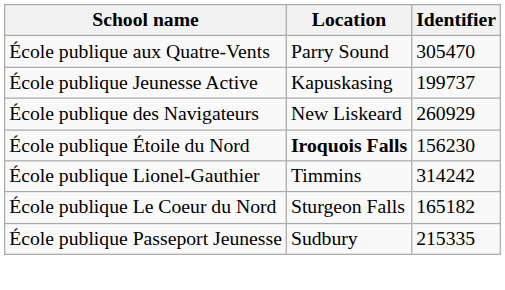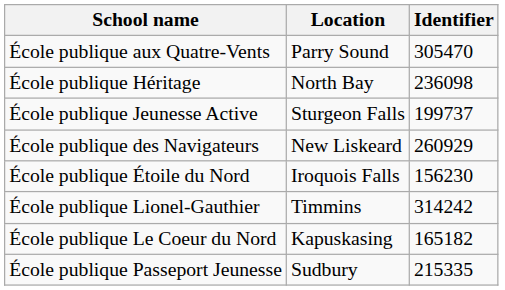+ row: (105, 82)
(342, 82) Kapuskasing -> (348, 113) Sturgeon Falls
(349, 144) bold -> (345, 176) normal
(348, 207) Sturgeon Falls -> (342, 238) Kapuskasing
